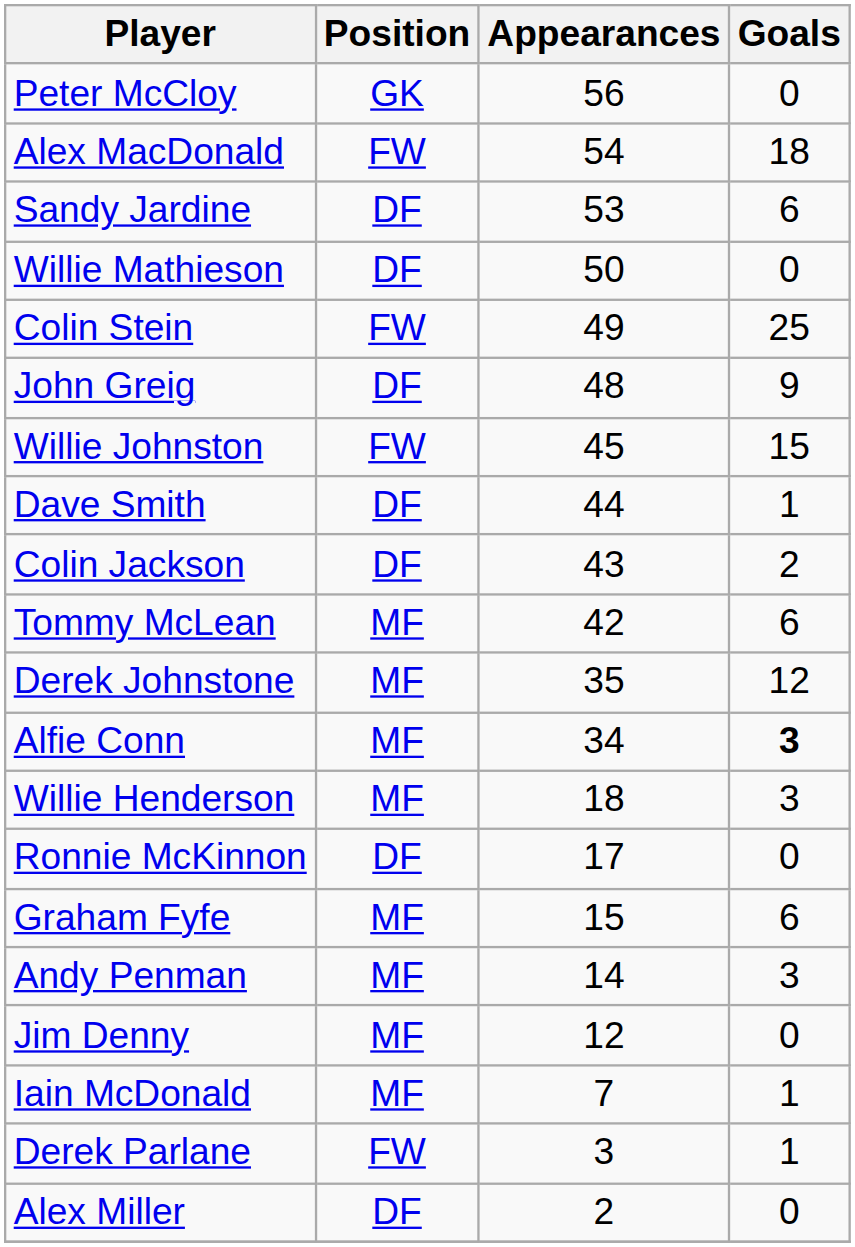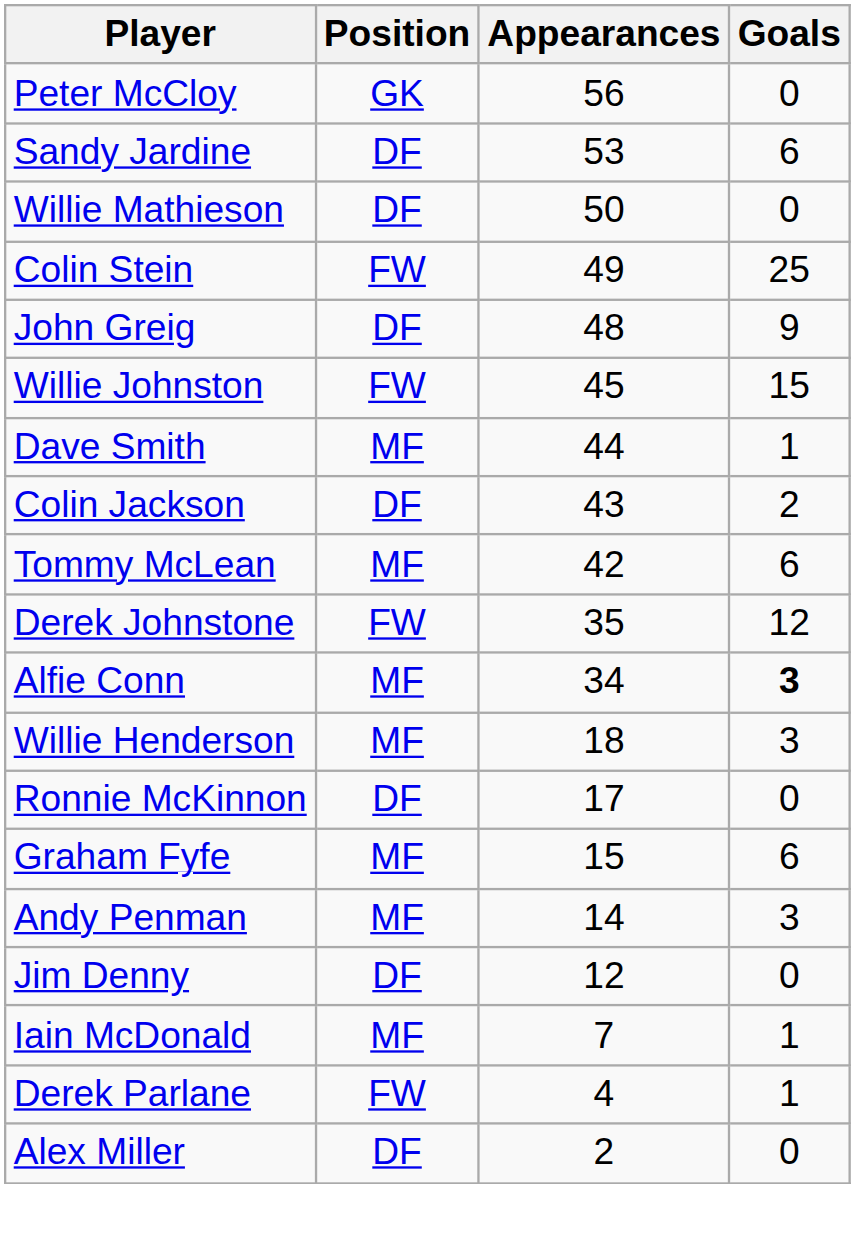- row: (149, 151)
(397, 504) DF -> (397, 446) MF
(397, 681) MF -> (397, 622) FW
(397, 1034) MF -> (397, 975) DF
(604, 1152) 3 -> (604, 1093) 4
